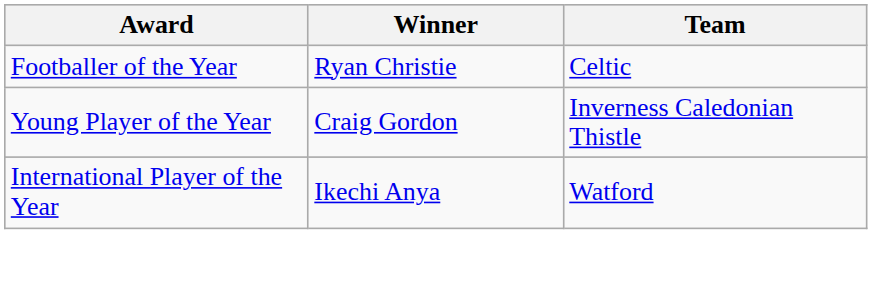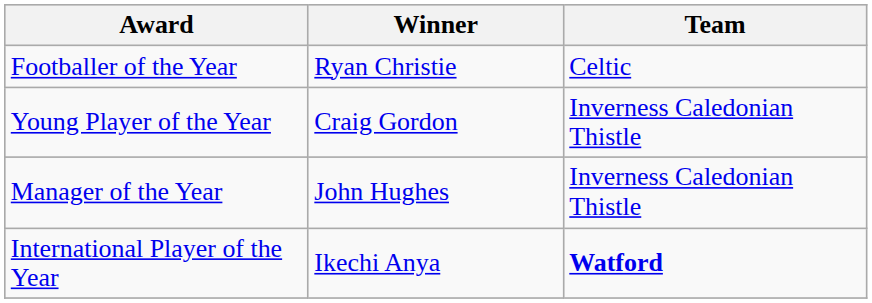+ row: (117, 192)
(611, 192) normal -> (616, 262) bold
